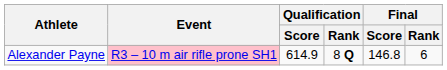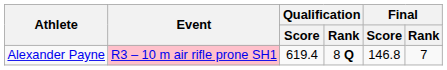(302, 55) 614.9 -> (302, 55) 619.4
(424, 55) 6 -> (424, 55) 7
